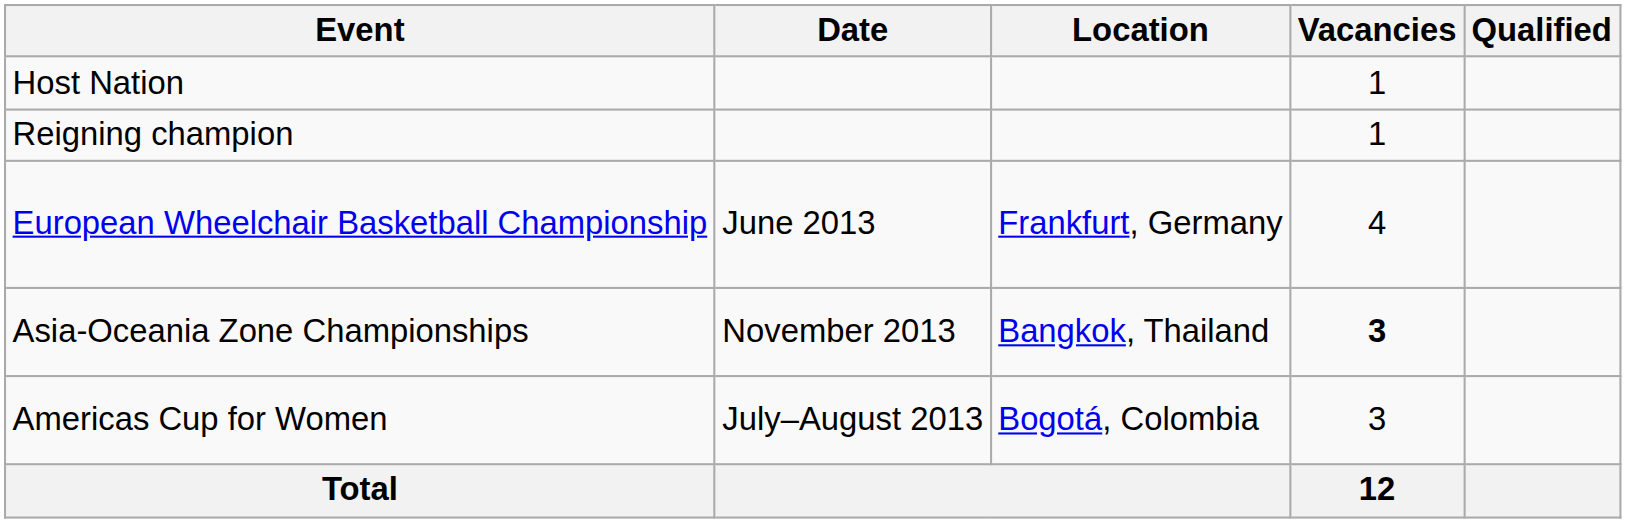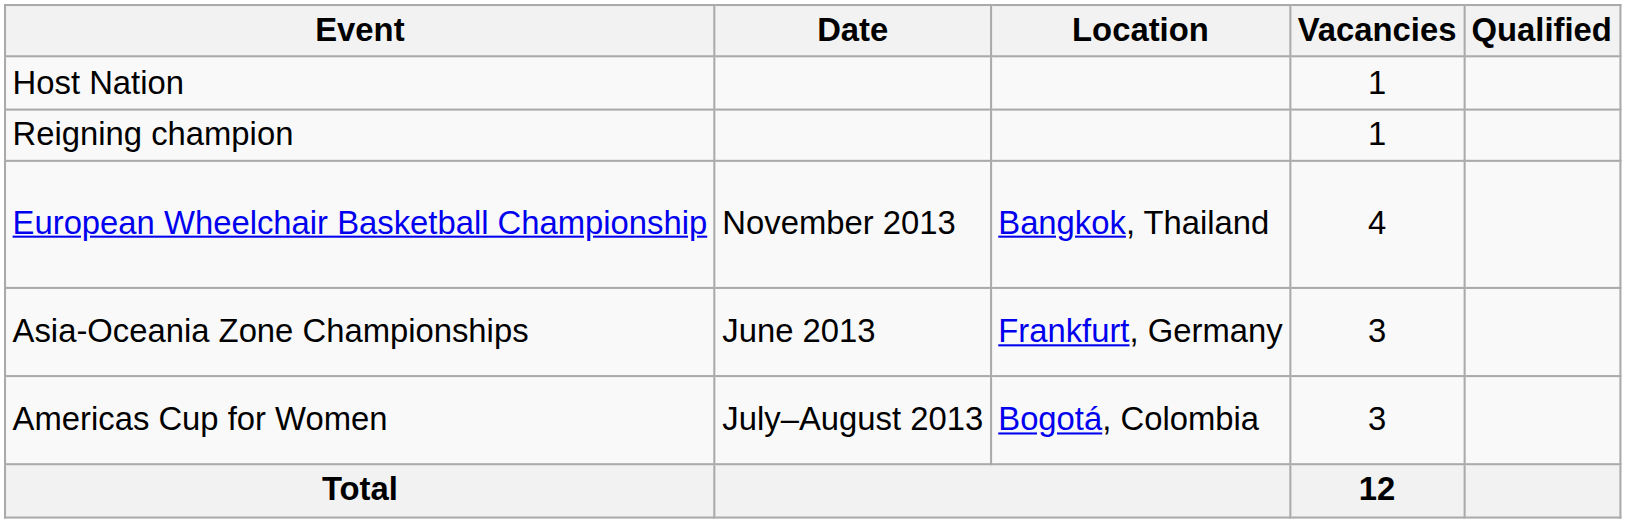(799, 223) June 2013 -> (839, 223) November 2013
(1140, 223) Frankfurt, Germany -> (1134, 223) Bangkok, Thailand
(839, 330) November 2013 -> (799, 330) June 2013
(1134, 330) Bangkok, Thailand -> (1140, 330) Frankfurt, Germany
(1377, 330) bold -> (1377, 330) normal
